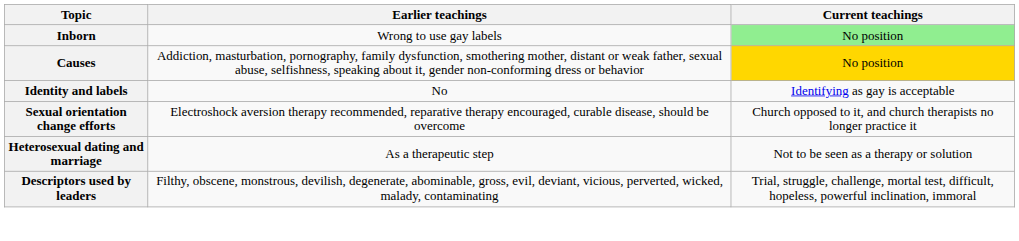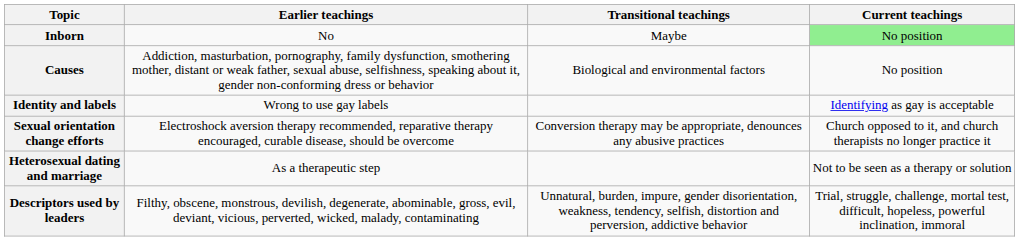+ column: (669, 14)
(439, 35) Wrong to use gay labels -> (326, 35) No
(873, 63) gold background -> (912, 70) no background
(440, 91) No -> (326, 105) Wrong to use gay labels
